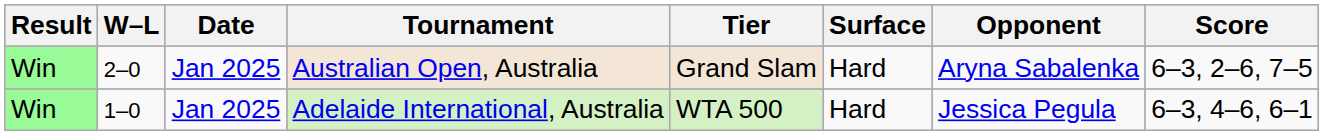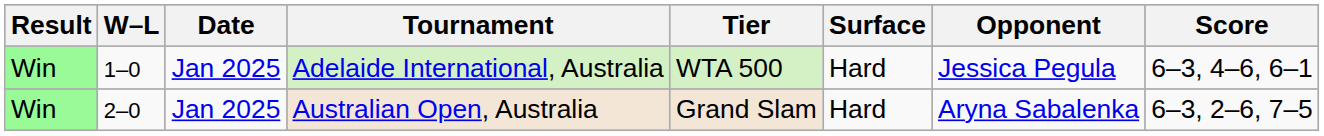rows swapped: (478, 109) <-> (445, 67)
